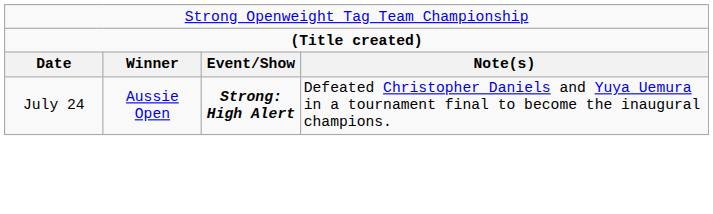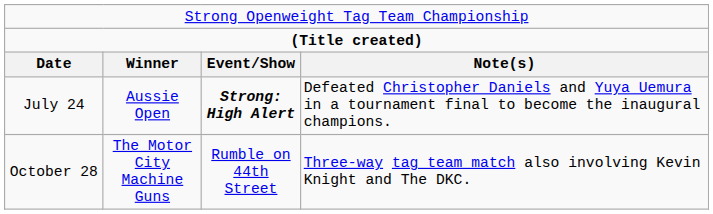+ row: (54, 172)
